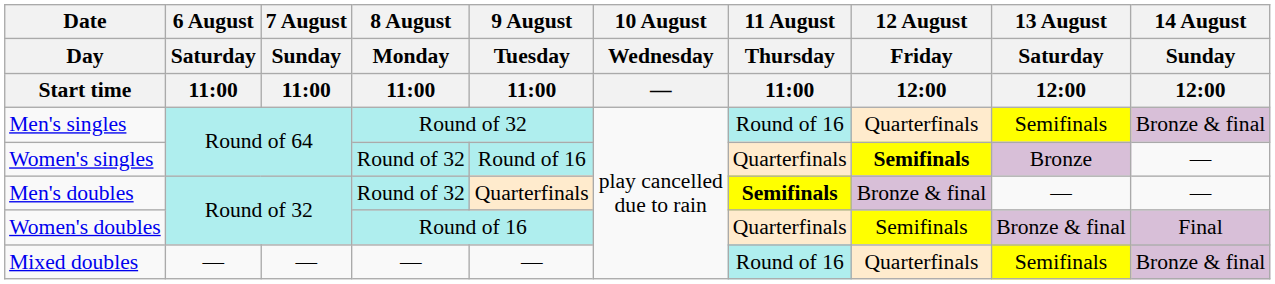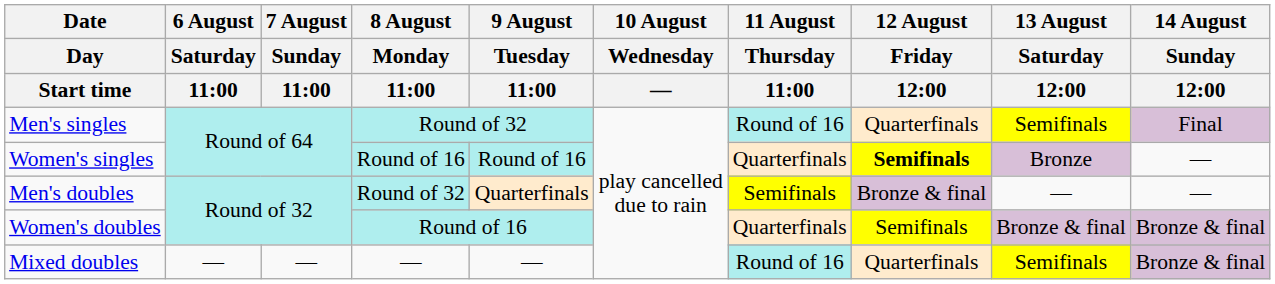(1200, 124) Bronze & final -> (1200, 124) Final
(411, 158) Round of 32 -> (411, 158) Round of 16
(790, 192) bold -> (790, 192) normal
(1200, 227) Final -> (1200, 227) Bronze & final
